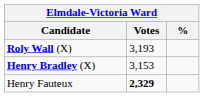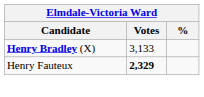- row: (39, 48)
(142, 65) 3,153 -> (142, 48) 3,133
